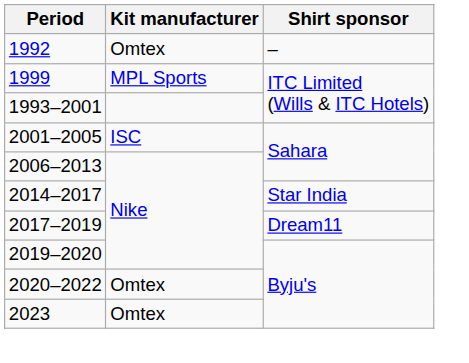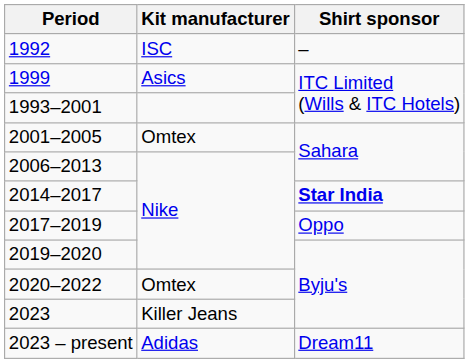(138, 48) Omtex -> (157, 48) ISC
(158, 78) MPL Sports -> (163, 78) Asics
(126, 136) ISC -> (169, 136) Omtex
(307, 195) normal -> (341, 195) bold
(305, 225) Dream11 -> (321, 225) Oppo
(138, 313) Omtex -> (189, 313) Killer Jeans
+ row: (71, 343)
